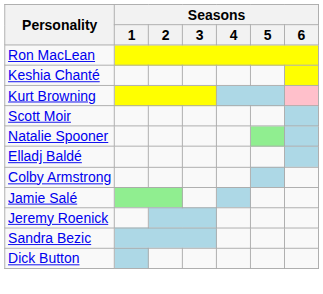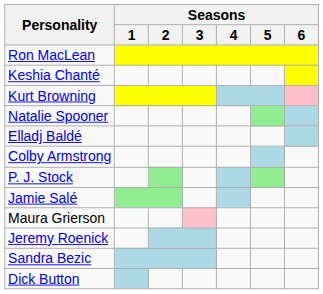- row: (40, 116)
+ row: (41, 177)
+ row: (57, 218)
